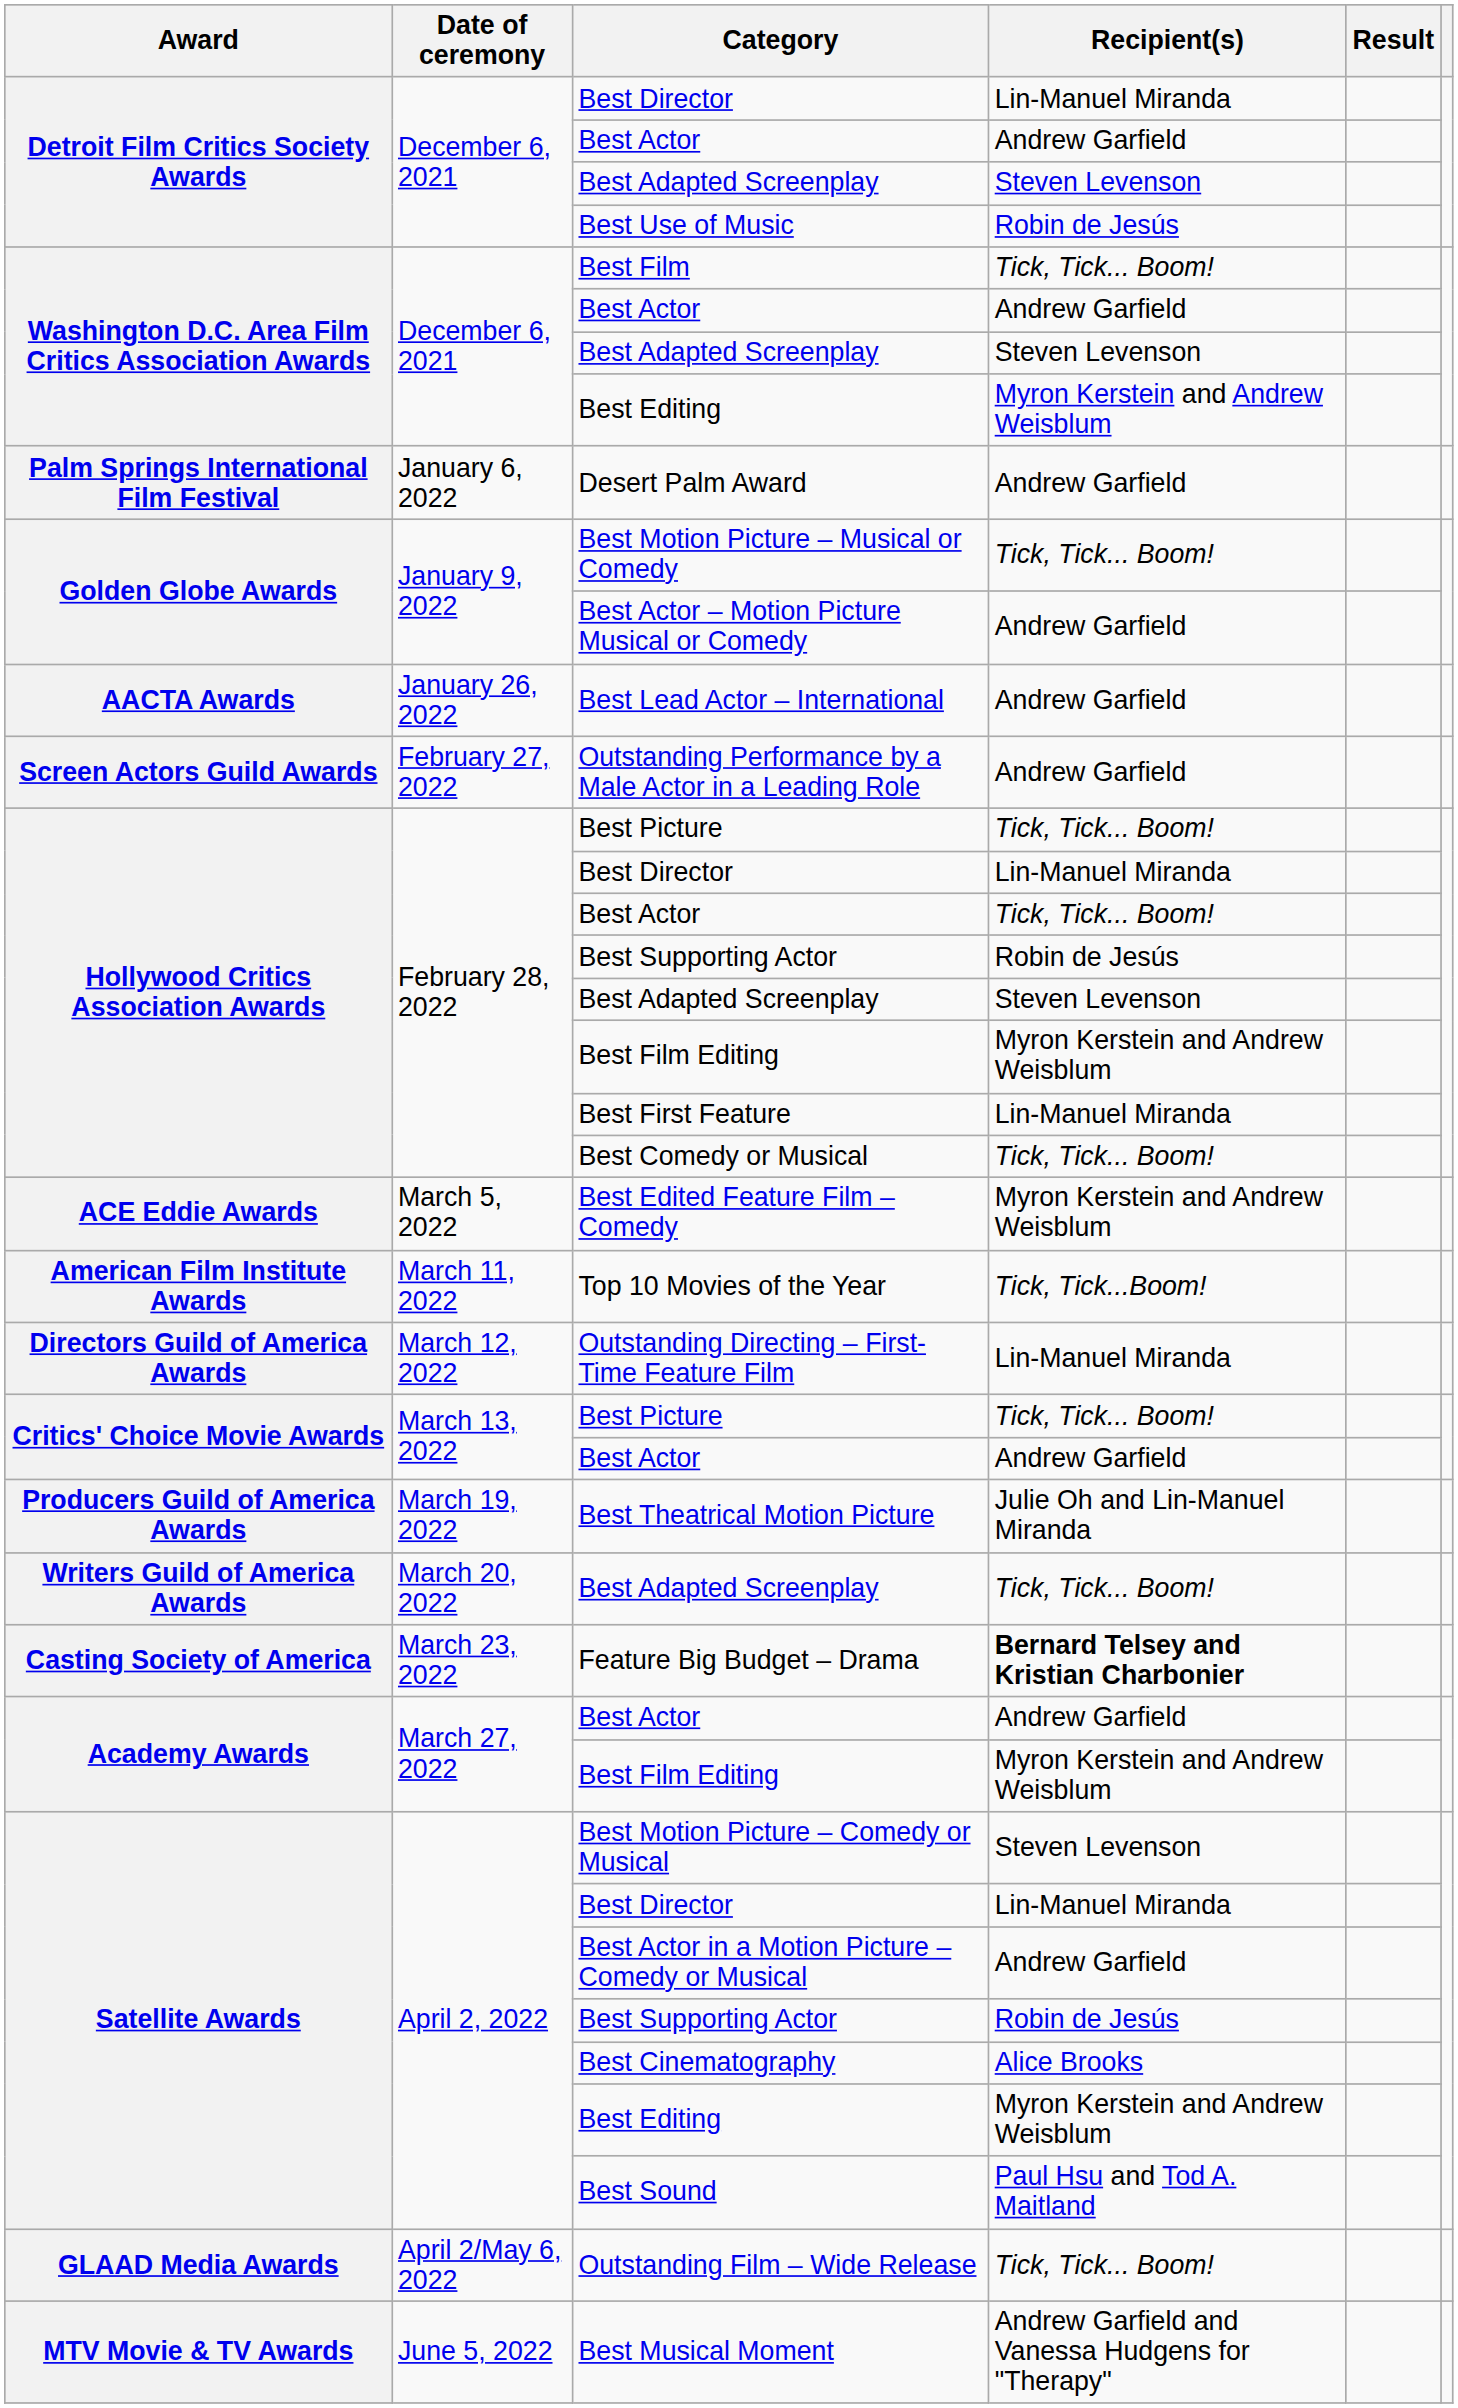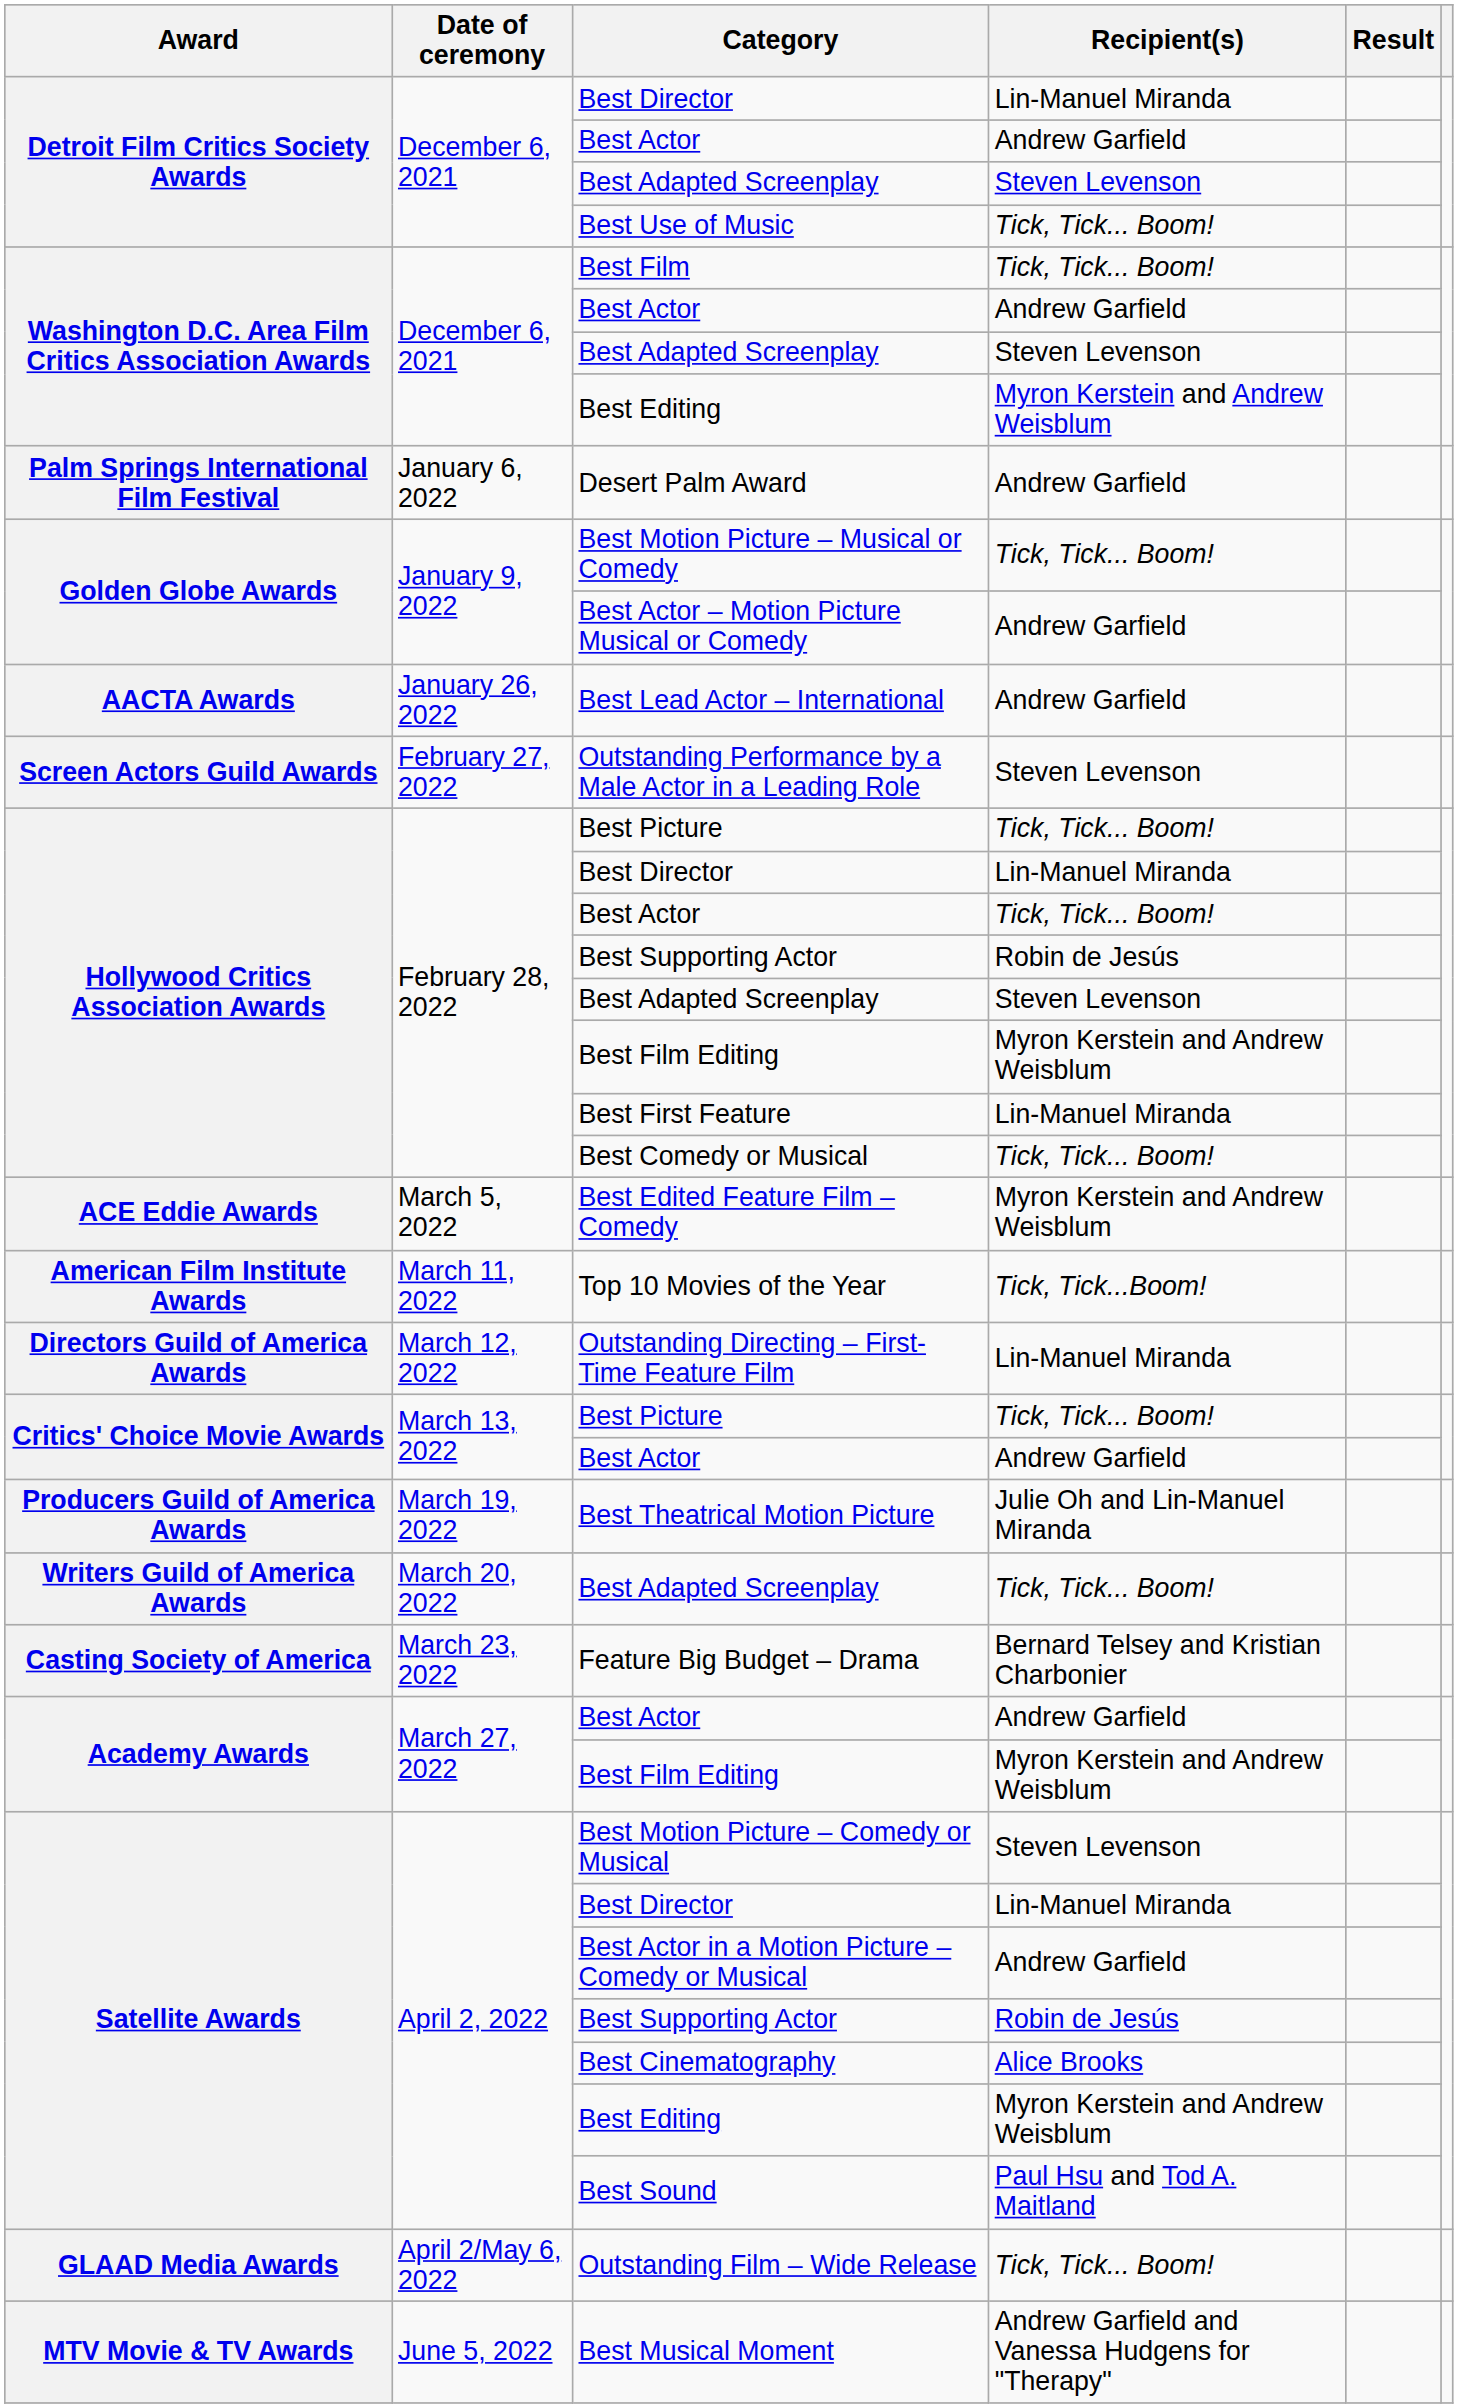(1087, 225) Robin de Jesús -> (1104, 225) Tick, Tick... Boom!
(1090, 771) Andrew Garfield -> (1098, 771) Steven Levenson
(1119, 1660) bold -> (1158, 1660) normal
